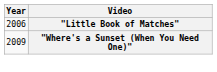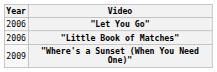+ row: (120, 24)
